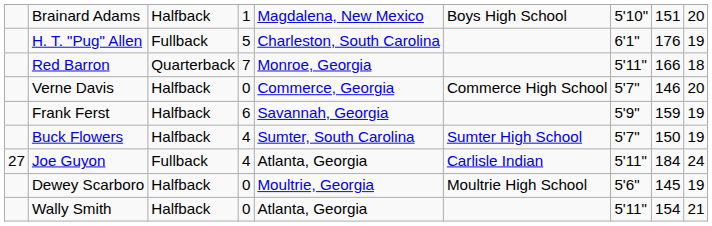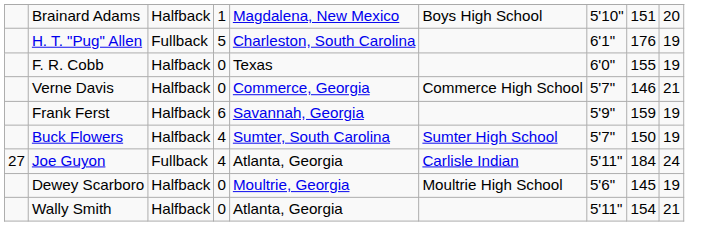- row: (71, 64)
+ row: (68, 64)
(696, 88) 20 -> (671, 88) 21
